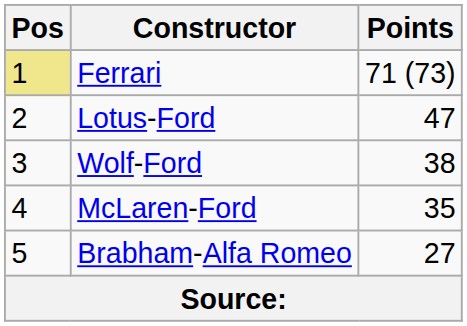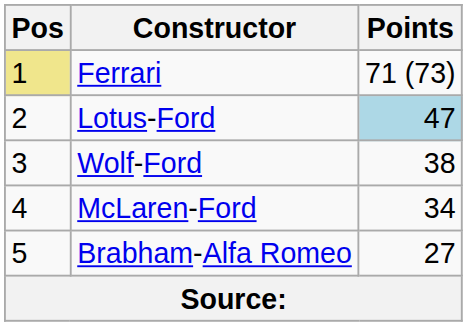(440, 118) no background -> (440, 118) lightblue background
(440, 209) 35 -> (440, 209) 34
